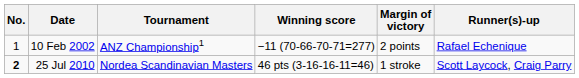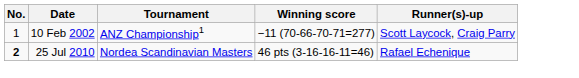- column: (406, 20)
(482, 46) Rafael Echenique -> (448, 33) Scott Laycock, Craig Parry
(504, 65) Scott Laycock, Craig Parry -> (425, 52) Rafael Echenique
